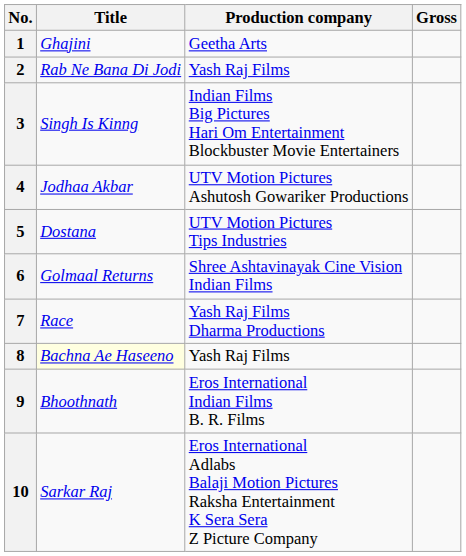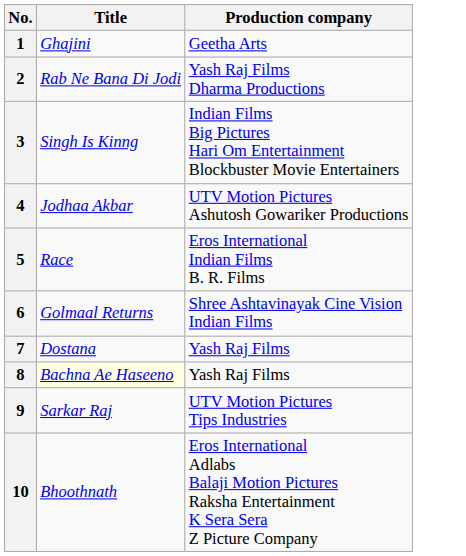- column: (437, 17)
(239, 69) Yash Raj Films -> (257, 79) Yash Raj Films Dharma Productions
(68, 231) Dostana -> (57, 259) Race
(260, 231) UTV Motion Pictures Tips Industries -> (248, 259) Eros International Indian Films B. R. Films
(57, 321) Race -> (68, 348) Dostana
(257, 321) Yash Raj Films Dharma Productions -> (239, 348) Yash Raj Films
(79, 401) Bhoothnath -> (76, 410) Sarkar Raj
(248, 401) Eros International Indian Films B. R. Films -> (260, 410) UTV Motion Pictures Tips Industries
(76, 492) Sarkar Raj -> (79, 492) Bhoothnath
